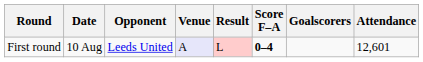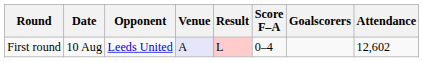(264, 47) bold -> (264, 47) normal
(373, 47) 12,601 -> (373, 47) 12,602
